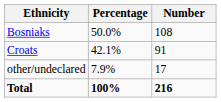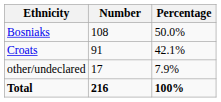columns swapped: (184, 13) <-> (120, 13)
